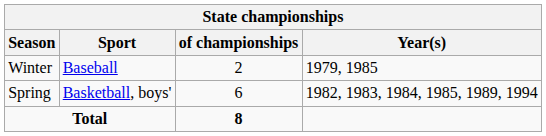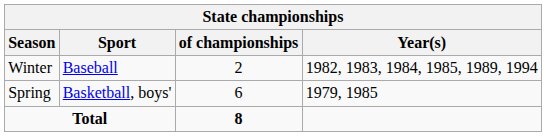(342, 67) 1979, 1985 -> (422, 67) 1982, 1983, 1984, 1985, 1989, 1994
(422, 93) 1982, 1983, 1984, 1985, 1989, 1994 -> (342, 93) 1979, 1985
